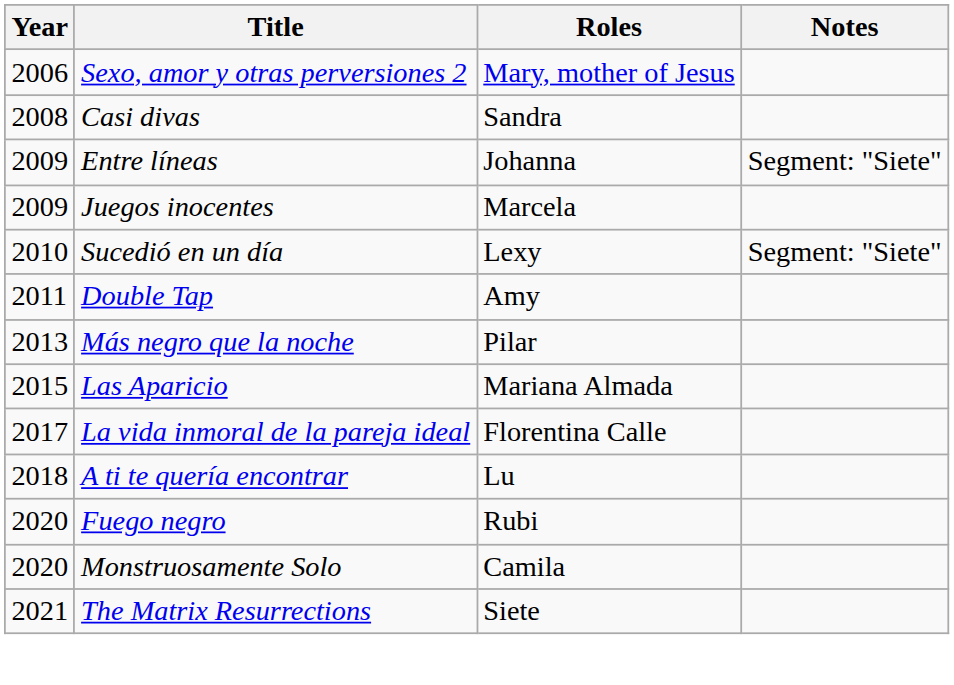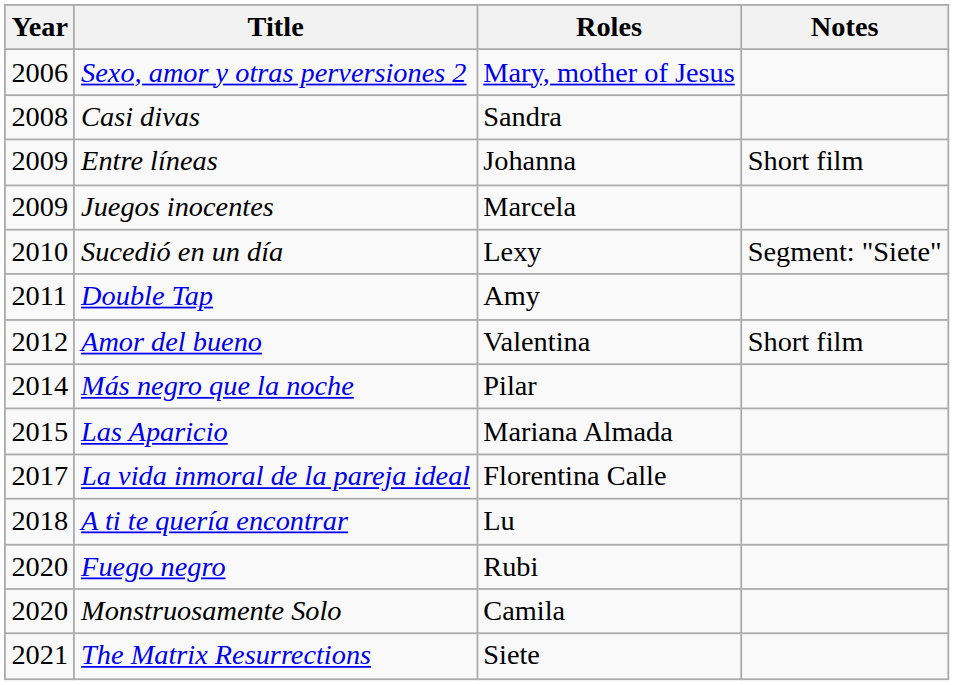(845, 161) Segment: "Siete" -> (806, 161) Short film
+ row: (172, 341)
(40, 341) 2013 -> (40, 386) 2014
